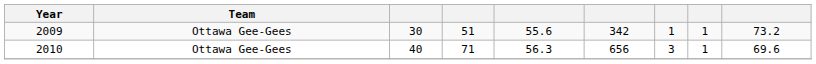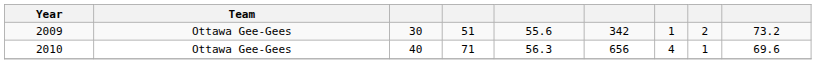(705, 31) 1 -> (705, 31) 2
(671, 49) 3 -> (671, 49) 4
